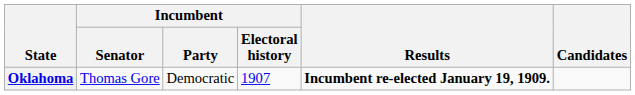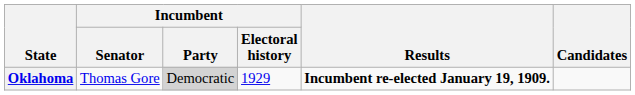(200, 78) no background -> (200, 78) lightgrey background
(256, 78) 1907 -> (256, 78) 1929
